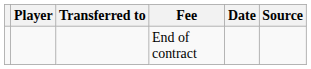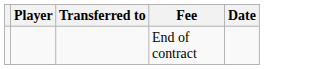- column: (283, 15)
